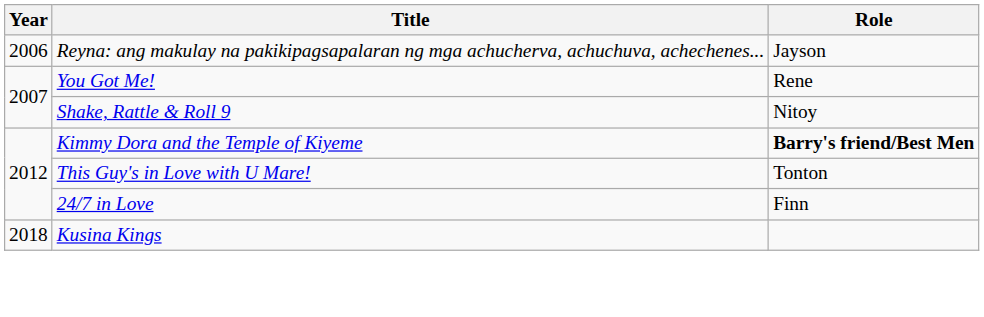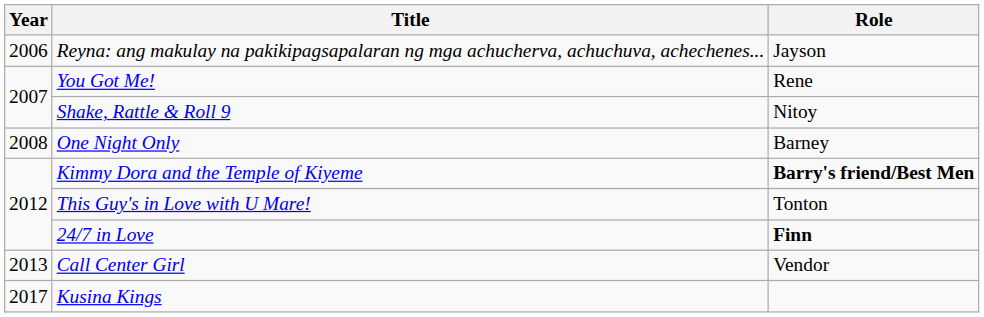+ row: (118, 142)
(791, 204) normal -> (793, 234) bold
+ row: (121, 265)
(28, 234) 2018 -> (28, 296) 2017
